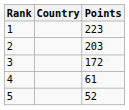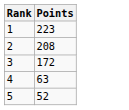- column: (58, 13)
(94, 46) 203 -> (46, 46) 208
(91, 80) 61 -> (43, 80) 63
